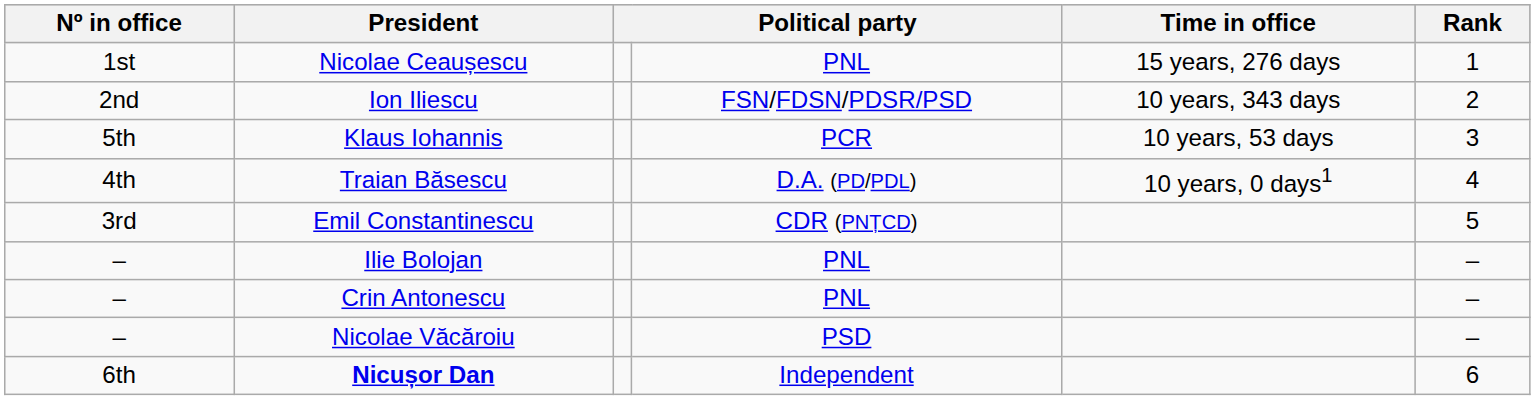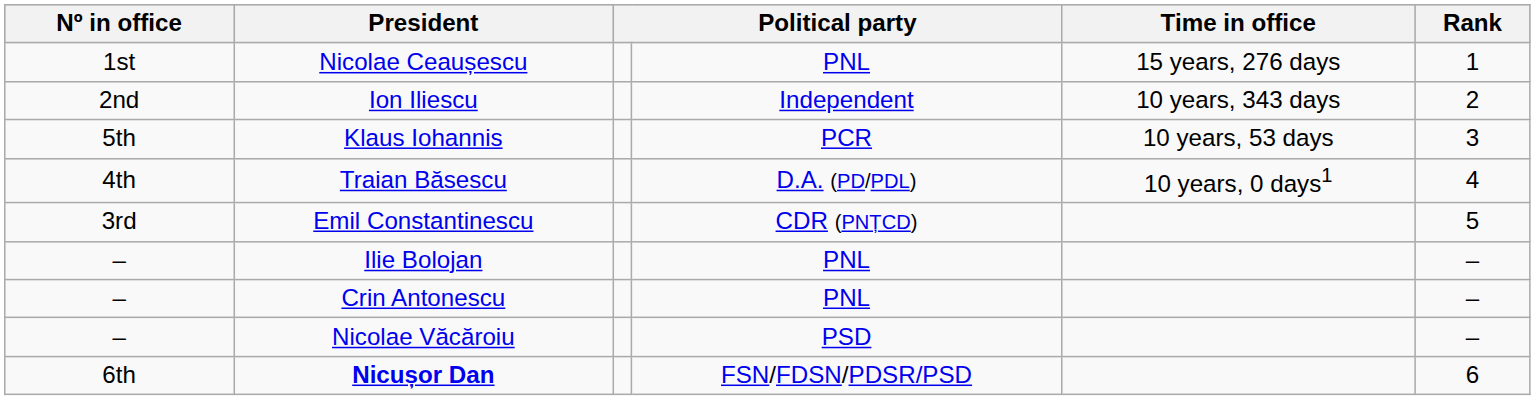(847, 100) FSN/FDSN/PDSR/PSD -> (847, 100) Independent
(847, 375) Independent -> (847, 375) FSN/FDSN/PDSR/PSD
